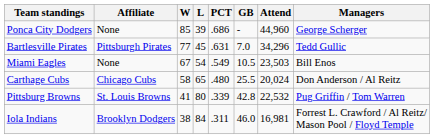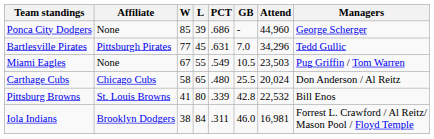(201, 63) 54 -> (201, 63) 55
(316, 63) Bill Enos -> (350, 63) Pug Griffin / Tom Warren
(350, 96) Pug Griffin / Tom Warren -> (316, 96) Bill Enos
